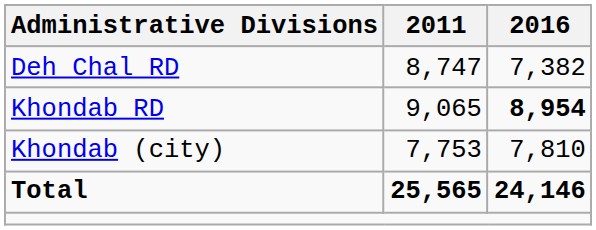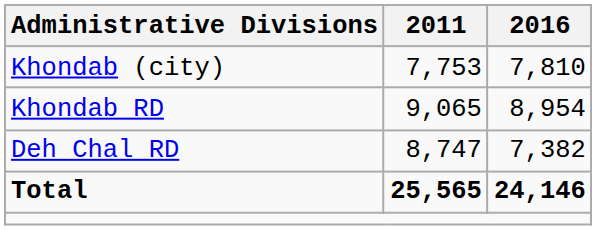rows swapped: (95, 67) <-> (118, 150)
(548, 109) bold -> (548, 109) normal
